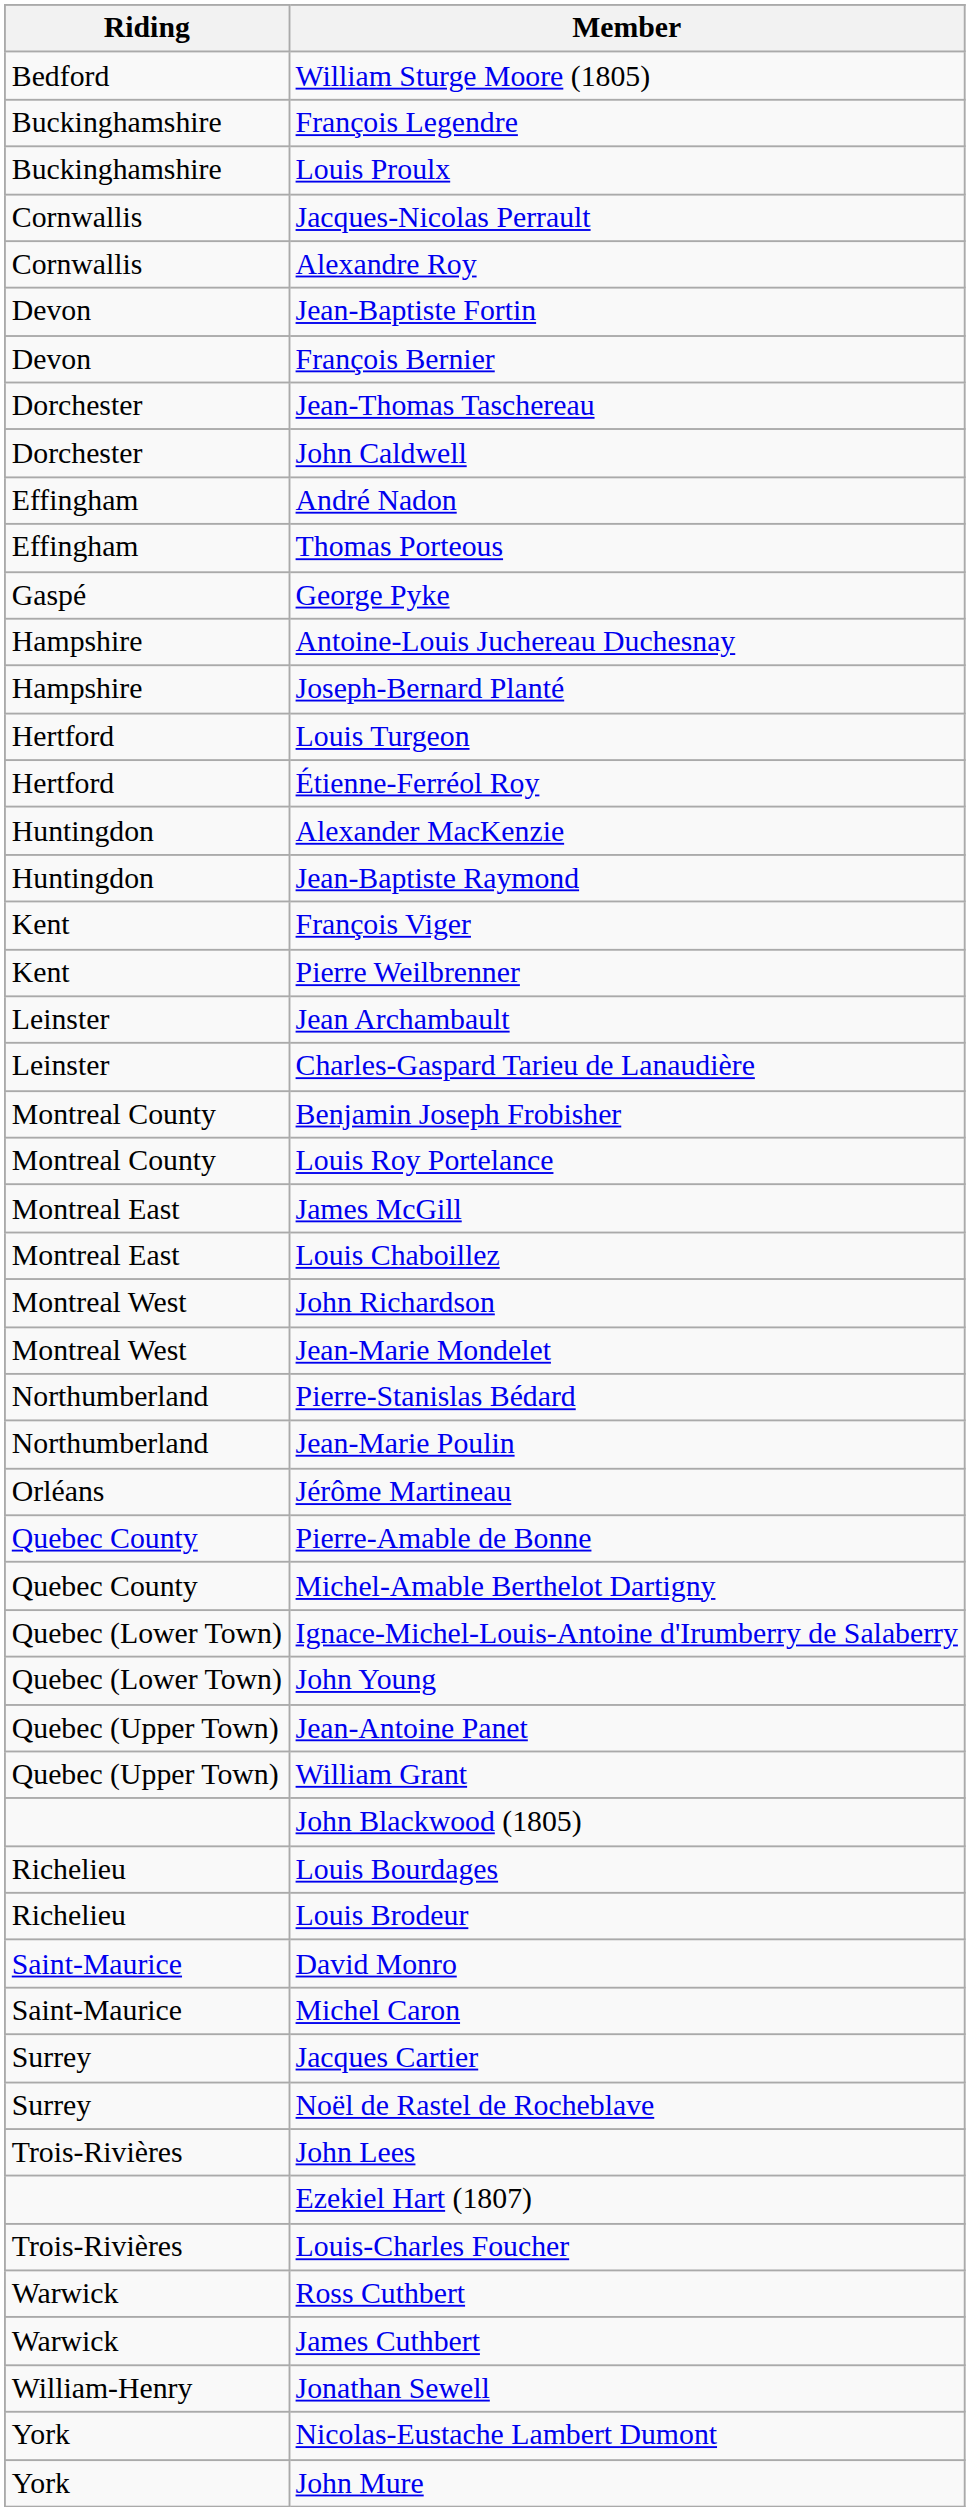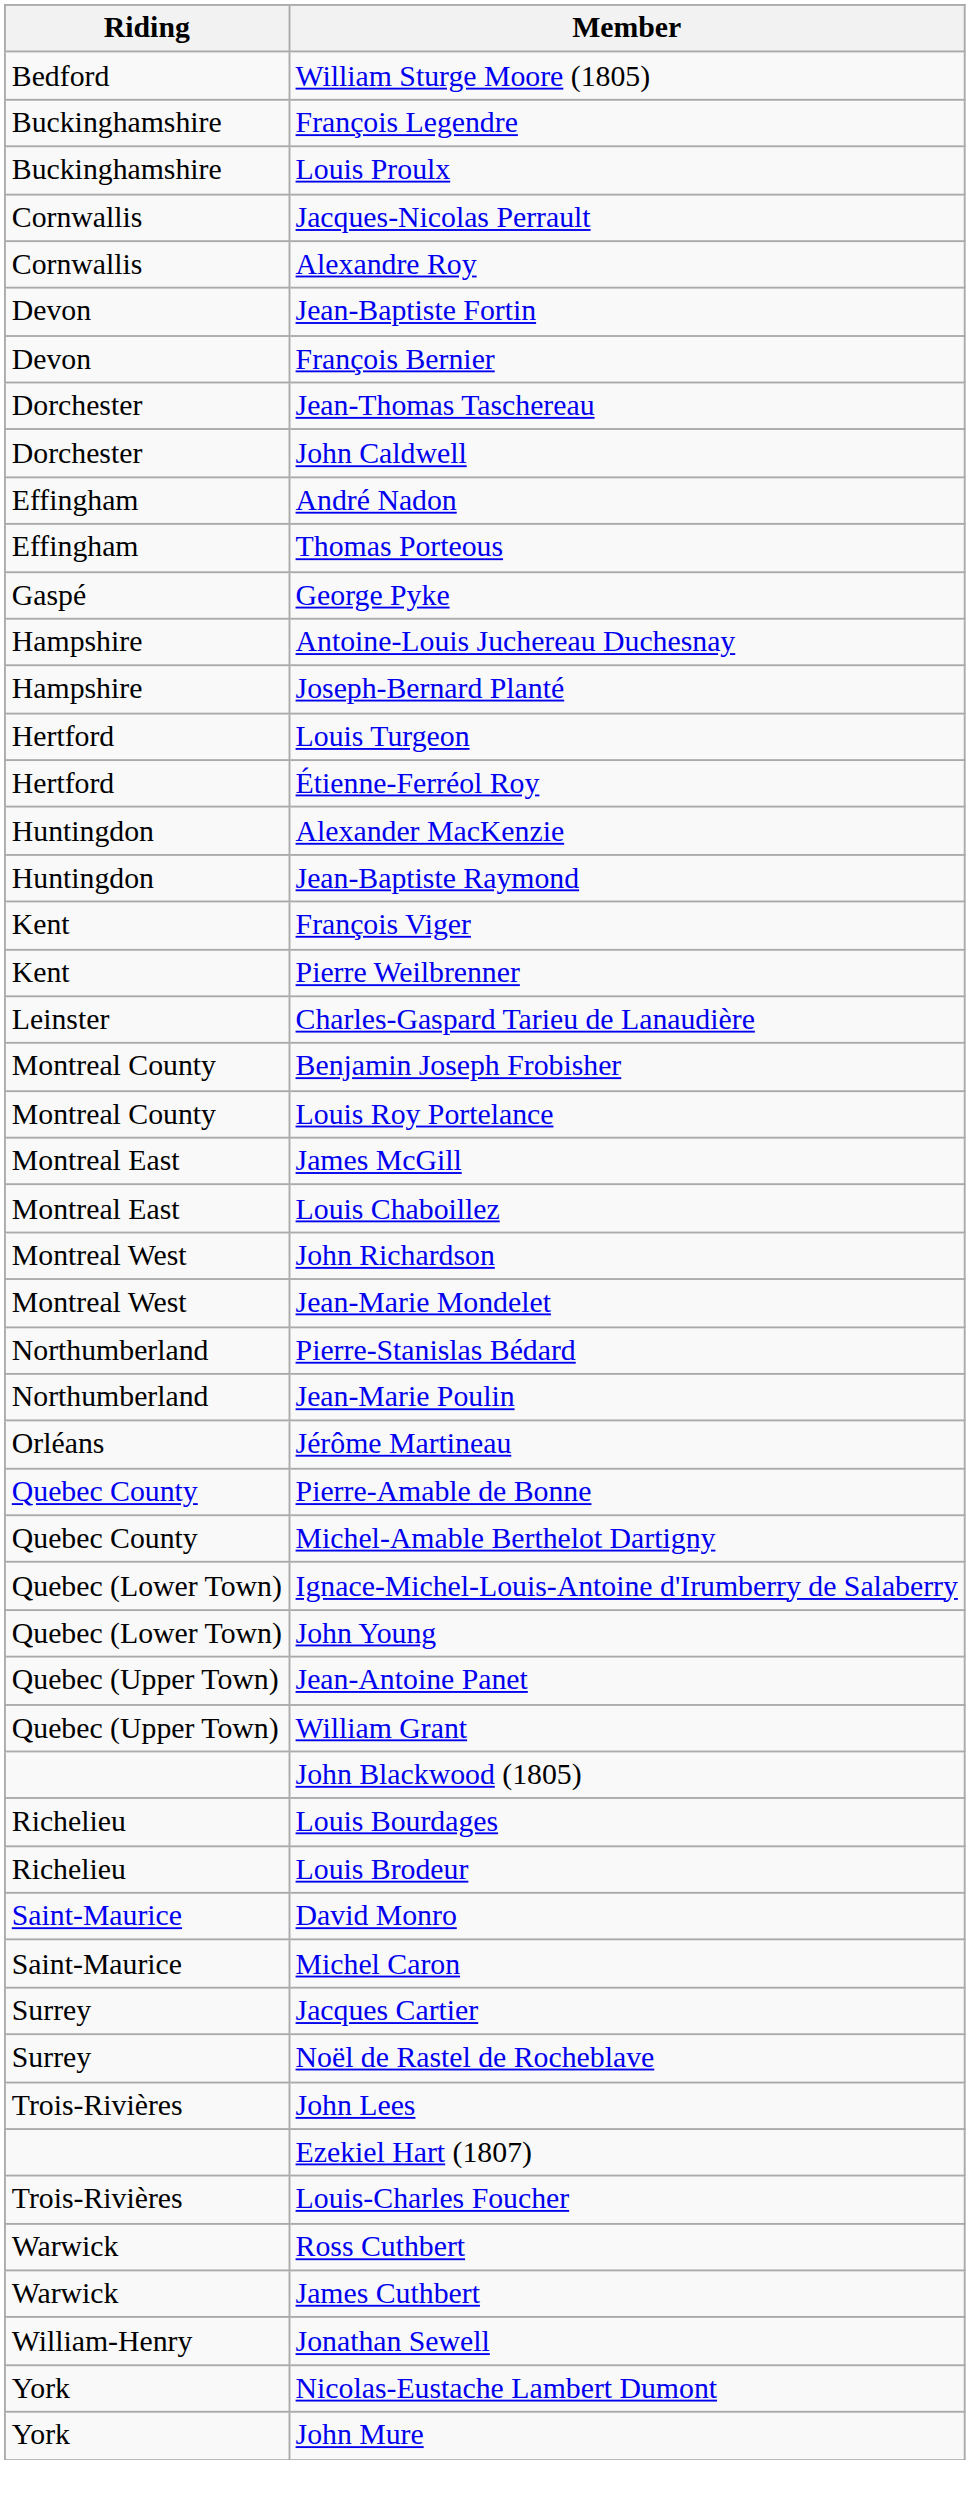- row: (403, 1019)
